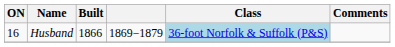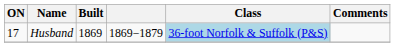(13, 32) 16 -> (13, 32) 17
(90, 32) 1866 -> (90, 32) 1869
